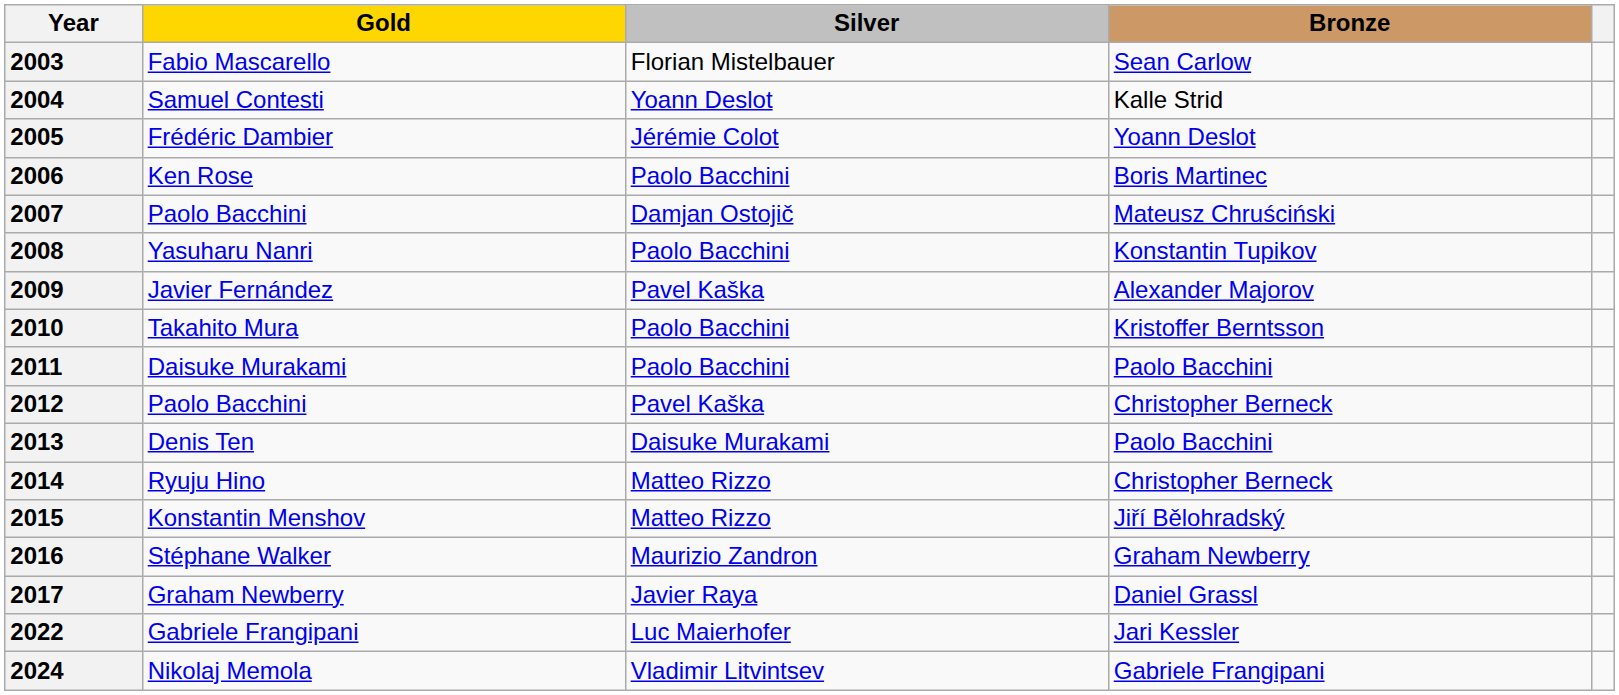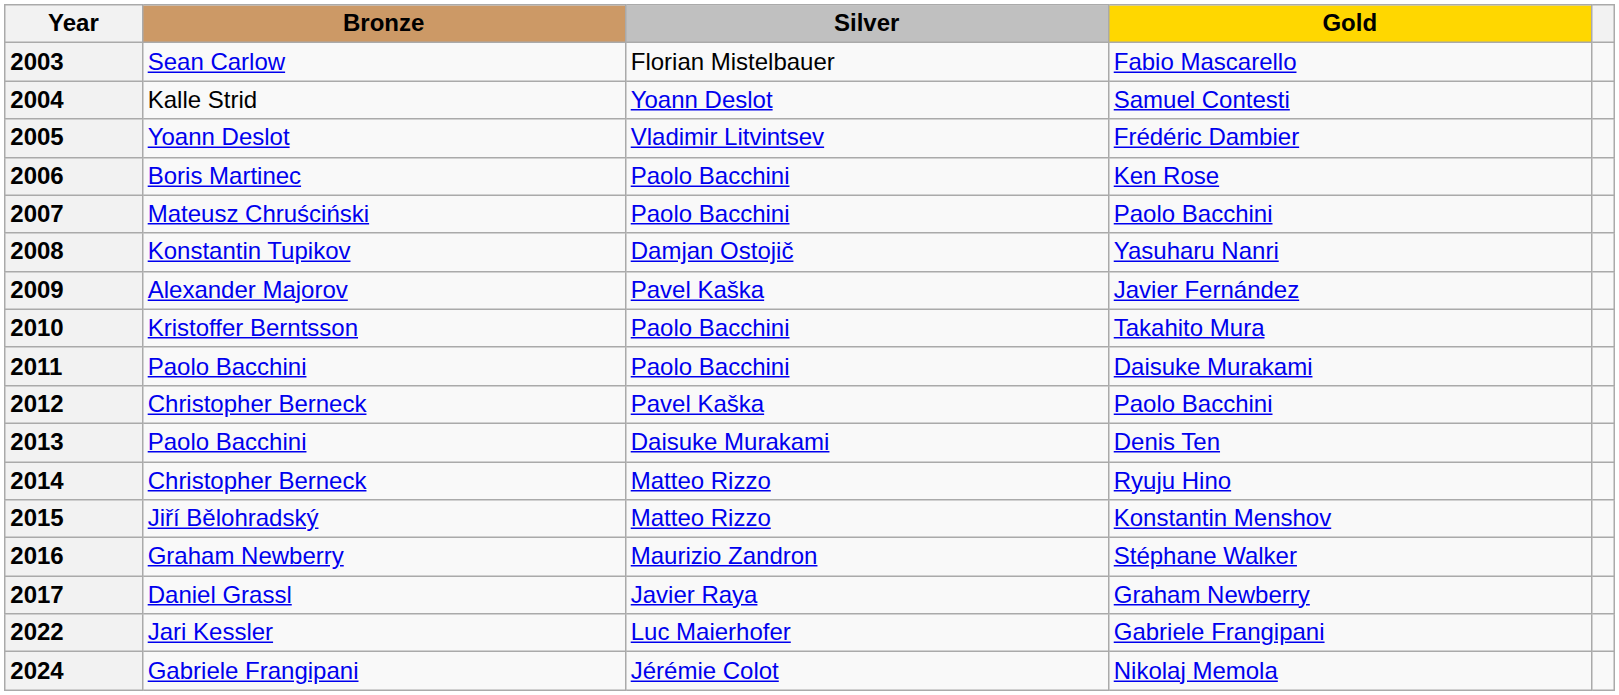columns swapped: (384, 23) <-> (1350, 23)
(705, 137) Jérémie Colot -> (727, 137) Vladimir Litvintsev
(712, 213) Damjan Ostojič -> (710, 213) Paolo Bacchini
(710, 251) Paolo Bacchini -> (712, 251) Damjan Ostojič
(727, 670) Vladimir Litvintsev -> (705, 670) Jérémie Colot
